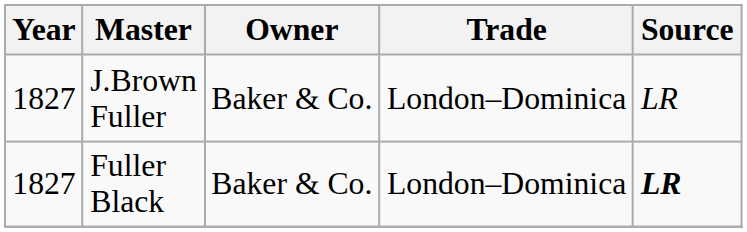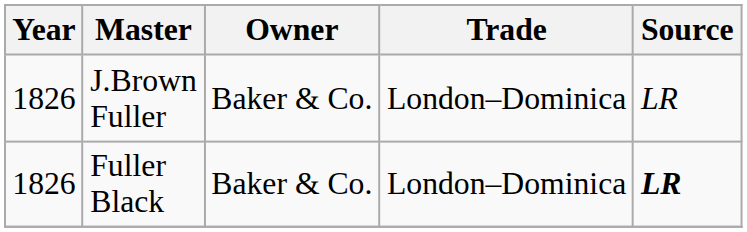(44, 97) 1827 -> (44, 97) 1826
(44, 183) 1827 -> (44, 183) 1826
